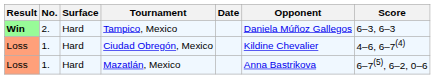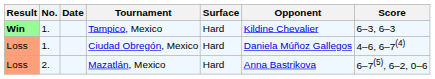columns swapped: (228, 12) <-> (80, 12)
(46, 28) 2. -> (46, 28) 1.
(298, 28) Daniela Múñoz Gallegos -> (281, 28) Kildine Chevalier
(281, 45) Kildine Chevalier -> (298, 45) Daniela Múñoz Gallegos
(46, 64) 1. -> (46, 64) 2.
